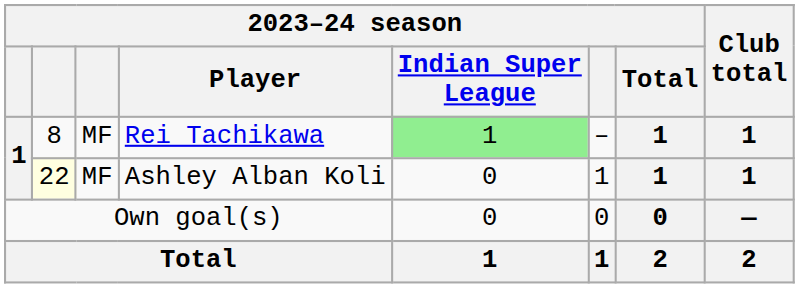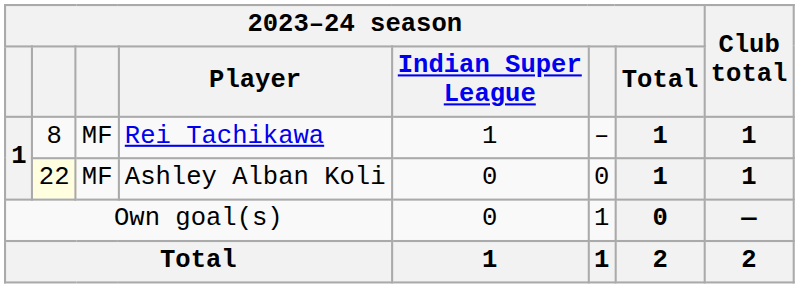(490, 138) lightgreen background -> (490, 138) no background
(602, 179) 1 -> (602, 179) 0
(602, 220) 0 -> (602, 220) 1
